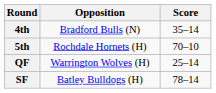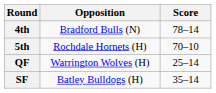(186, 29) 35–14 -> (186, 29) 78–14
(186, 79) 78–14 -> (186, 79) 35–14
